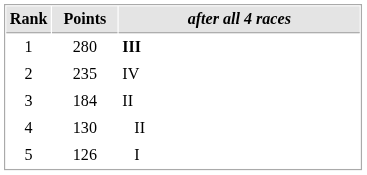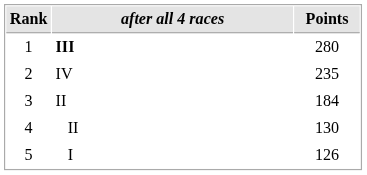columns swapped: (239, 19) <-> (85, 19)
